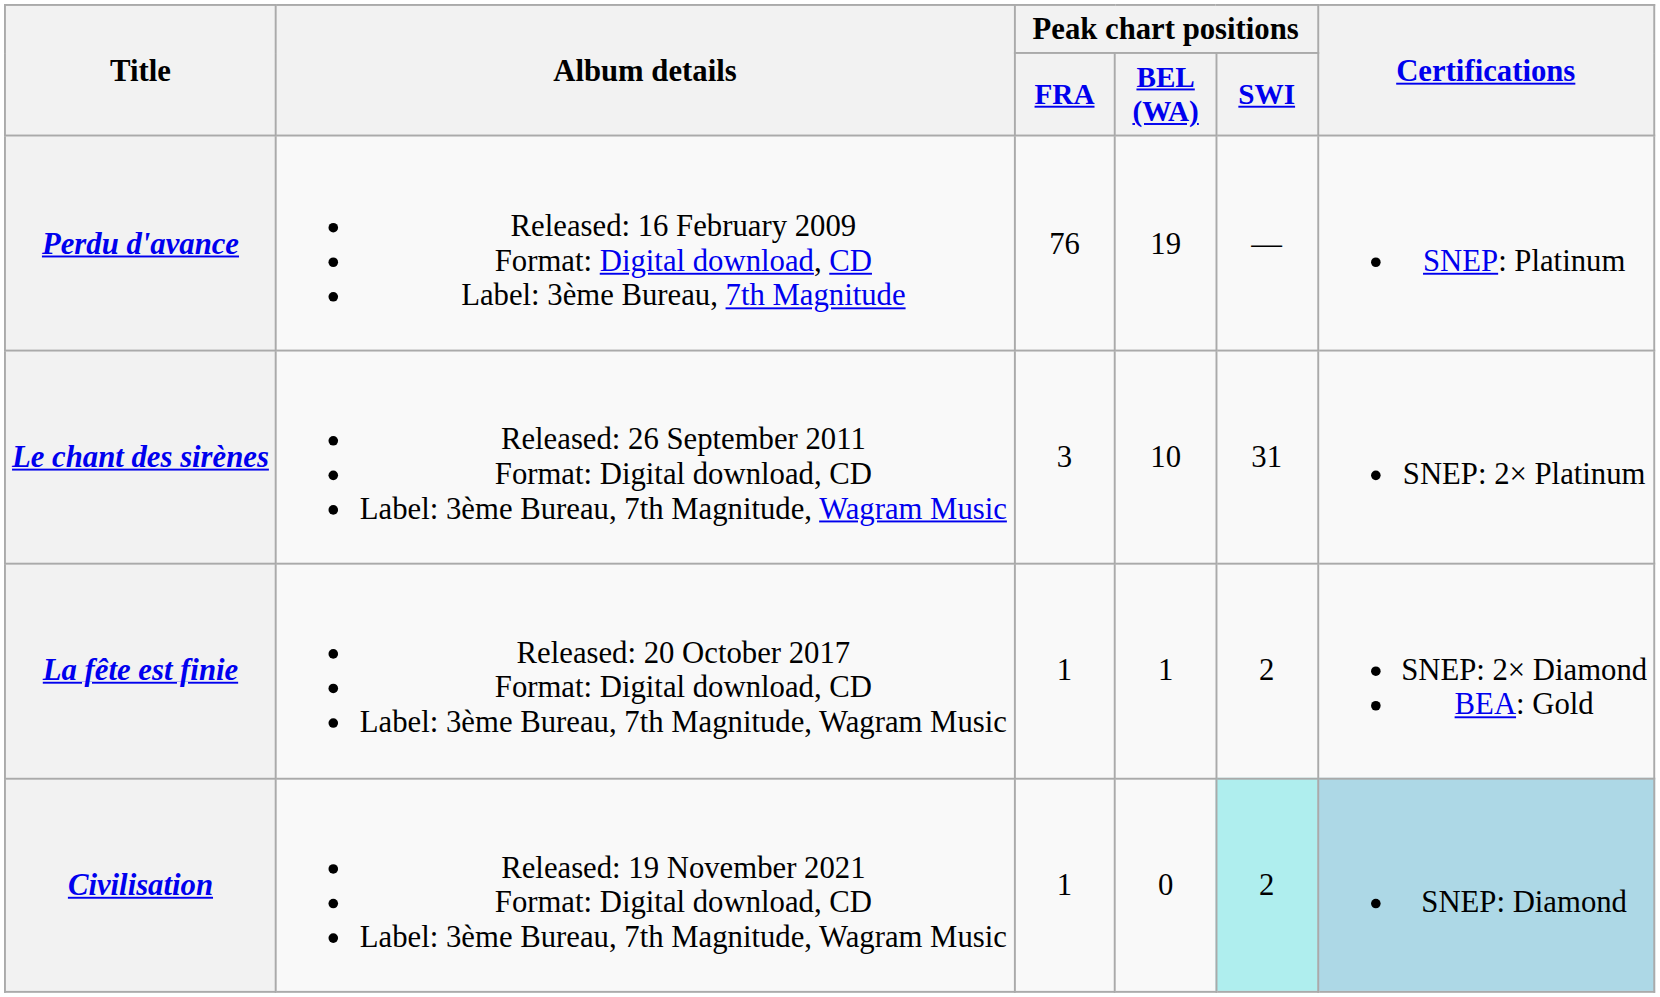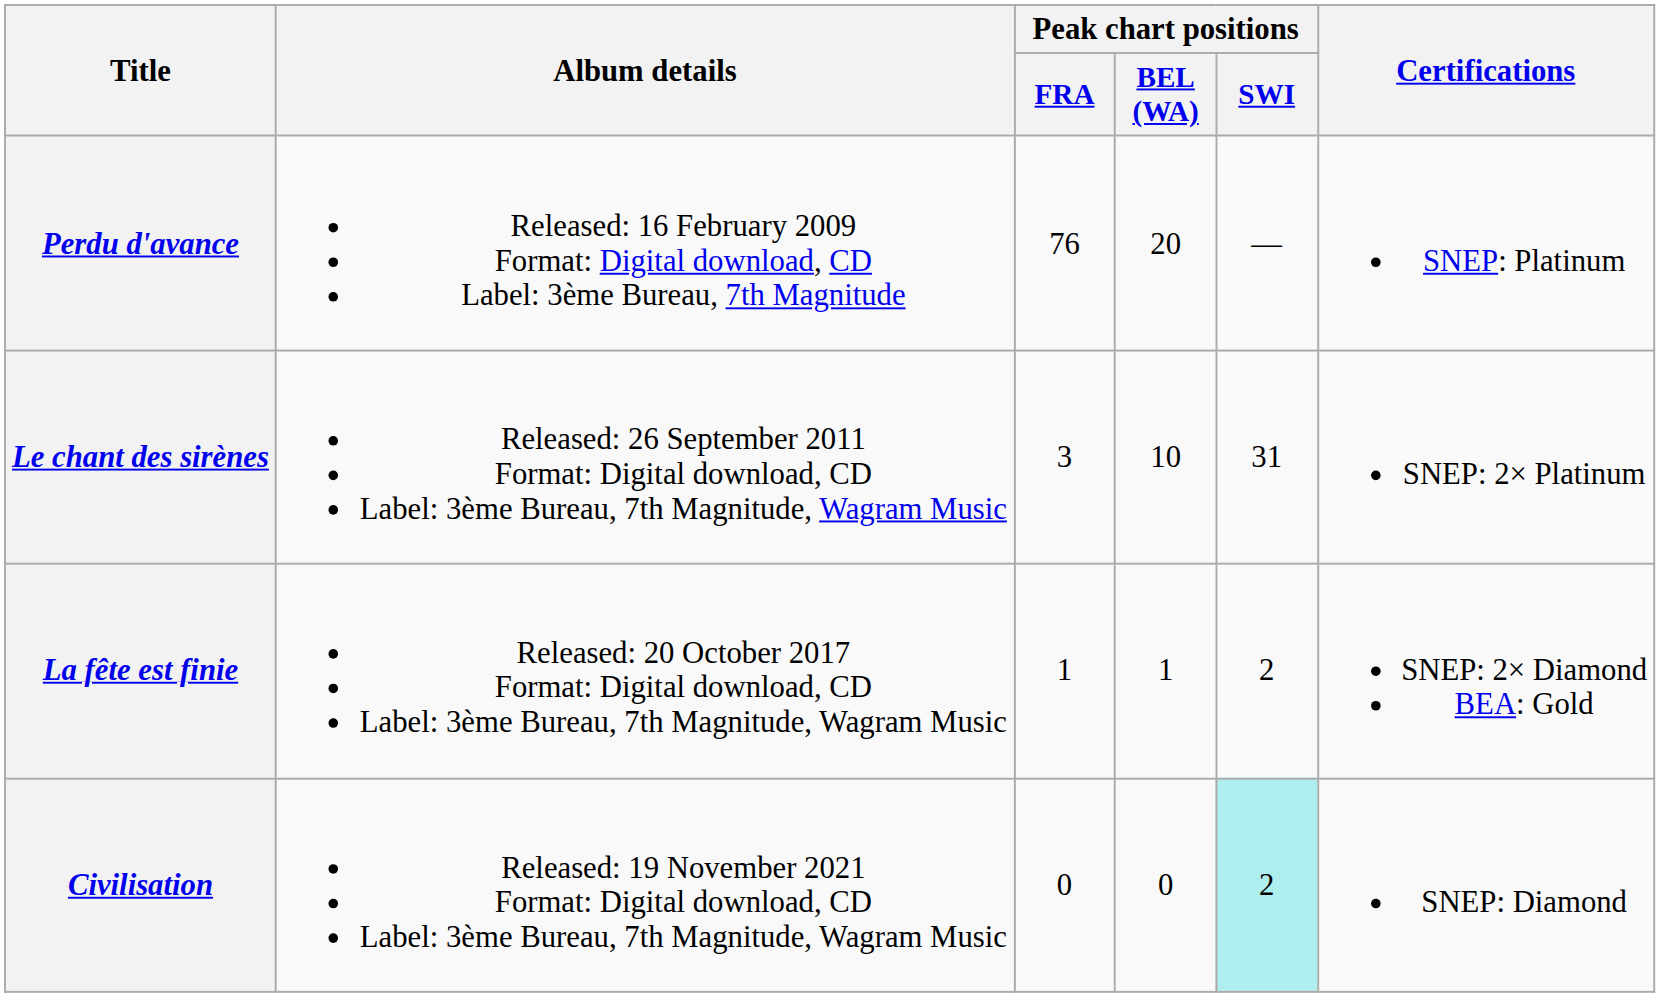(1166, 242) 19 -> (1166, 242) 20
(1065, 884) 1 -> (1065, 884) 0
(1486, 902) lightblue background -> (1486, 902) no background
